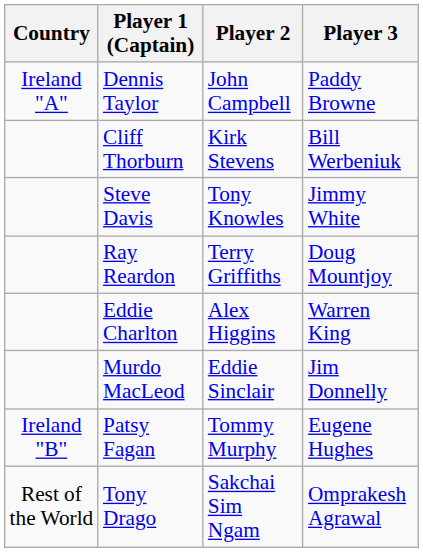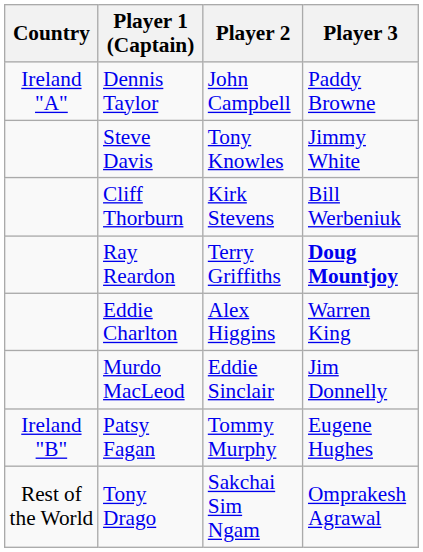rows swapped: (128, 206) <-> (143, 148)
(350, 264) normal -> (353, 264) bold
